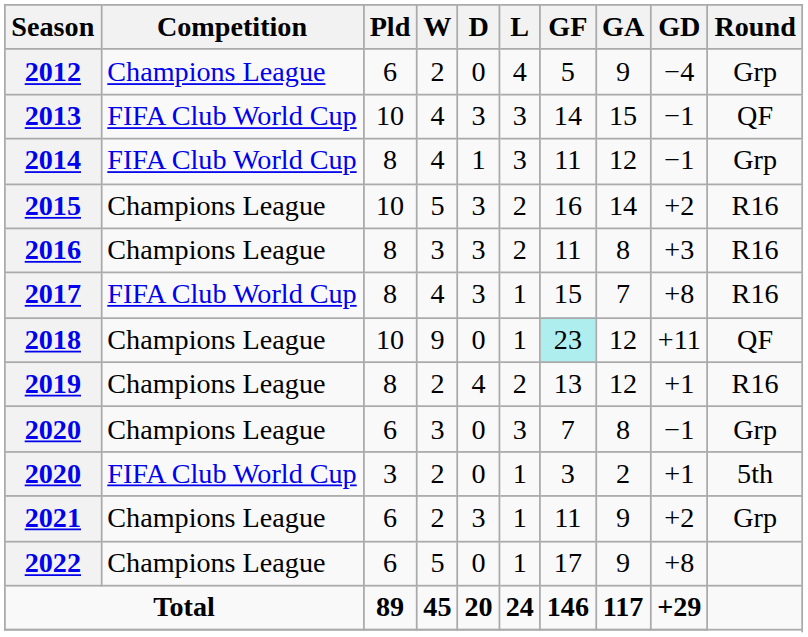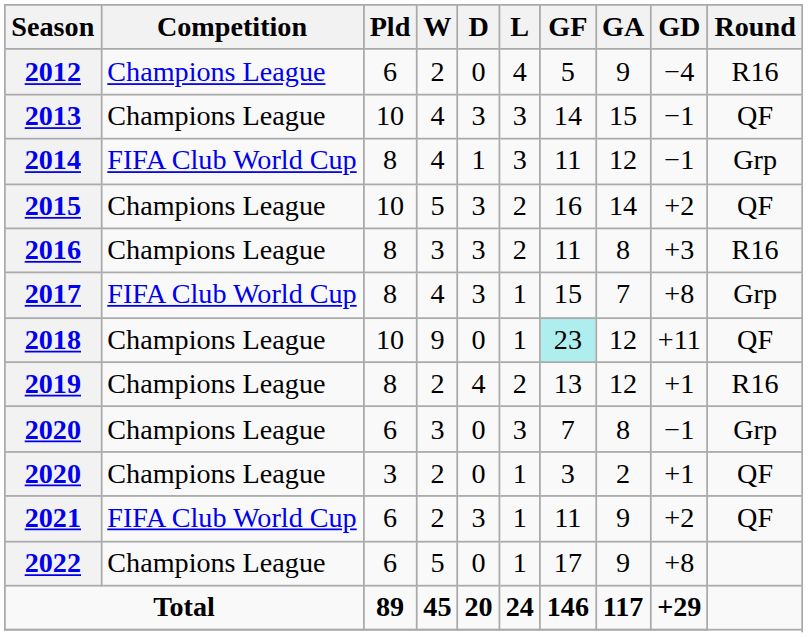(755, 71) Grp -> (755, 71) R16
(232, 116) FIFA Club World Cup -> (216, 116) Champions League
(755, 205) R16 -> (755, 205) QF
(755, 294) R16 -> (755, 294) Grp
(232, 473) FIFA Club World Cup -> (216, 473) Champions League
(755, 473) 5th -> (755, 473) QF
(216, 518) Champions League -> (232, 518) FIFA Club World Cup
(755, 518) Grp -> (755, 518) QF
